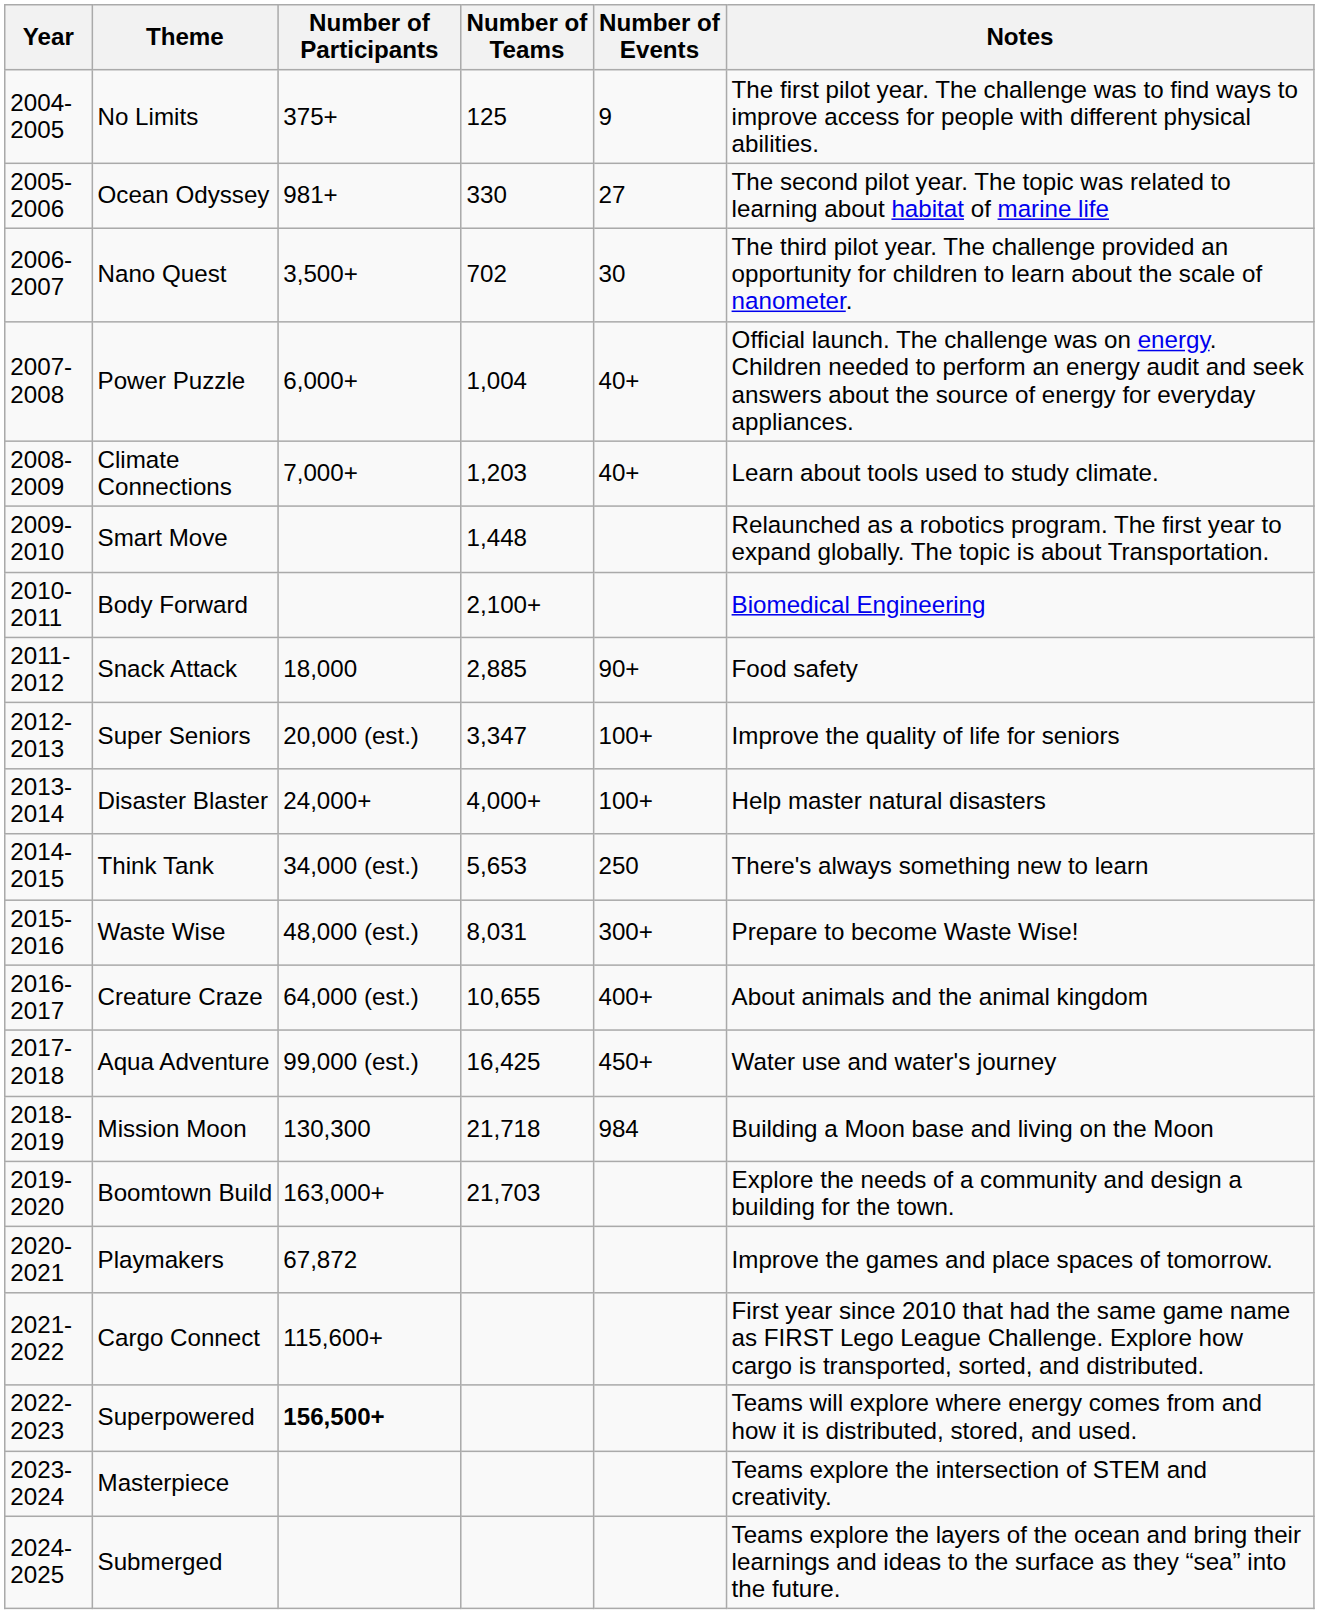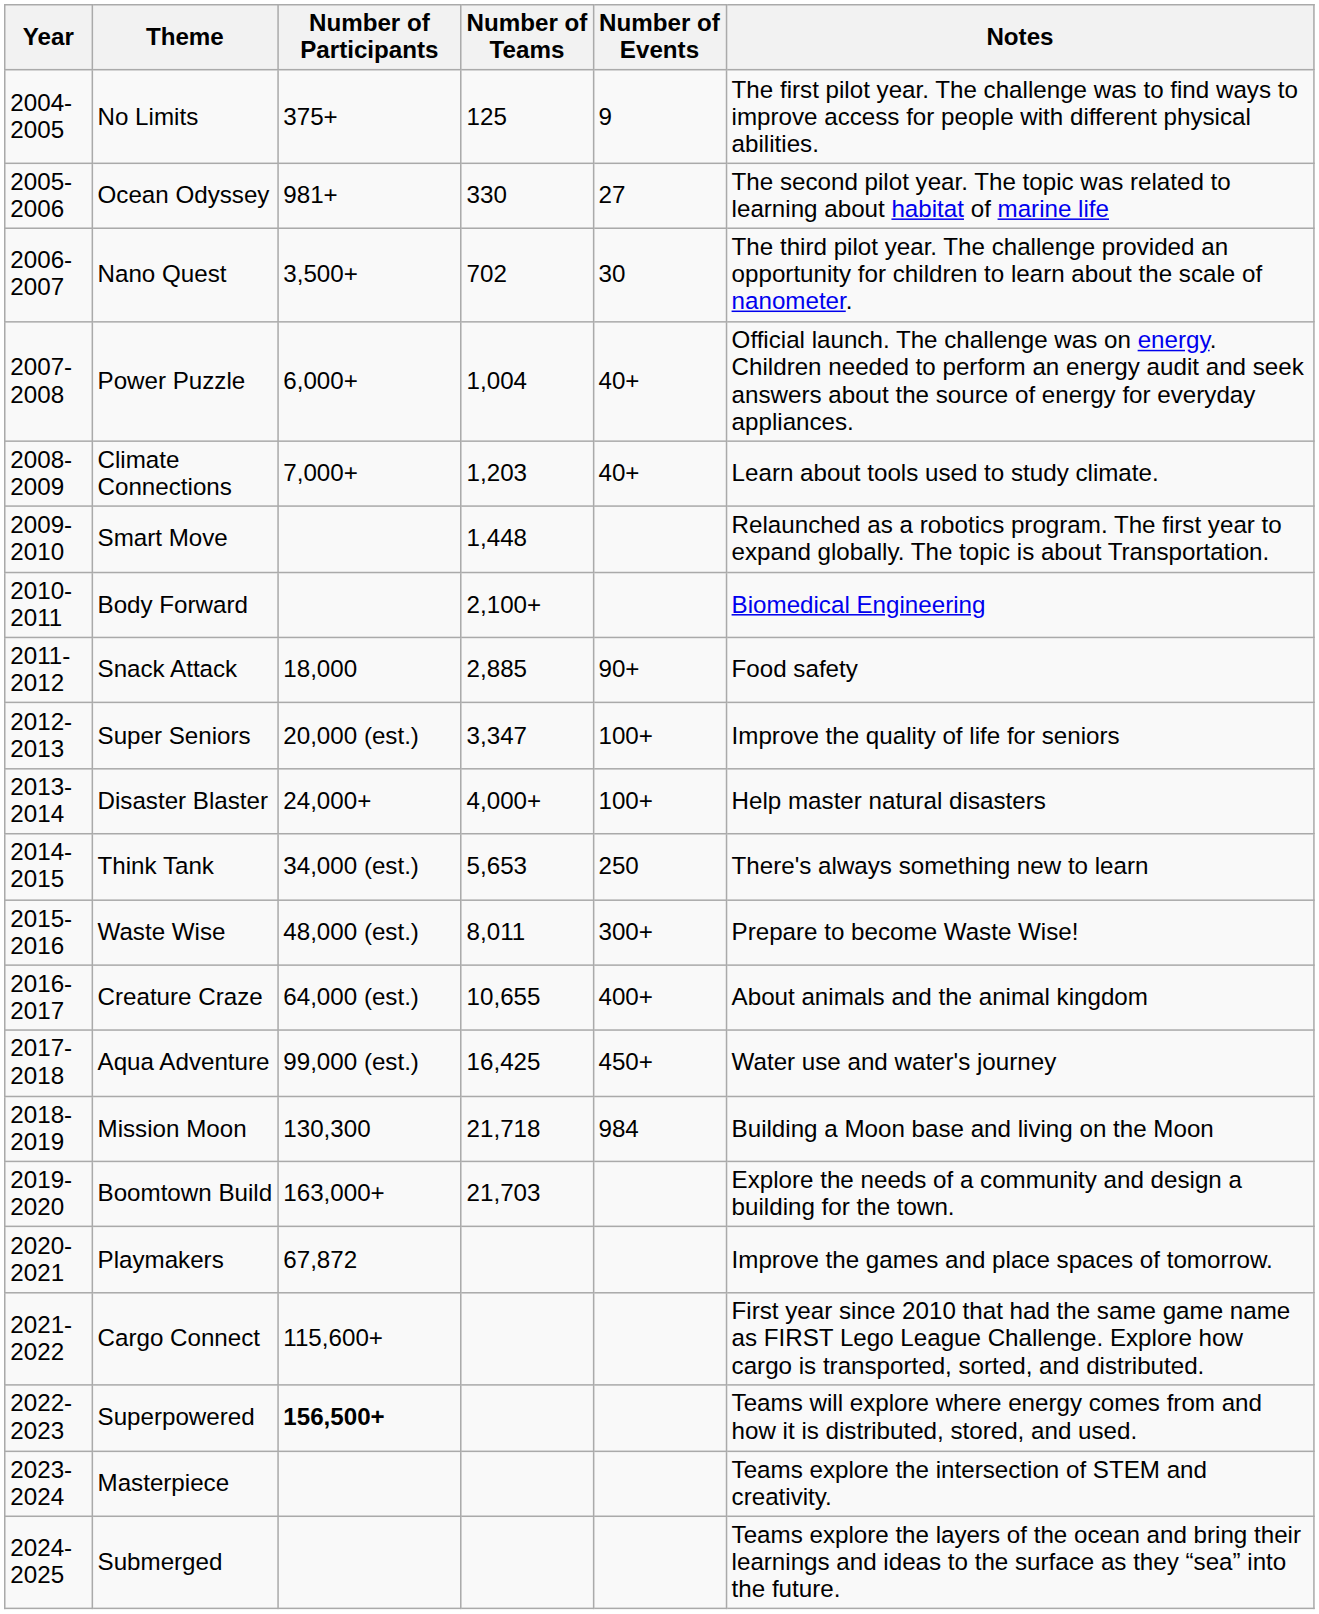(497, 931) 8,031 -> (496, 931) 8,011
